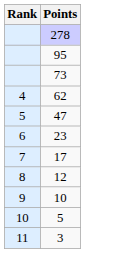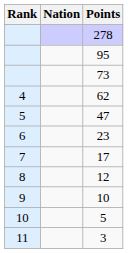+ column: (62, 14)
